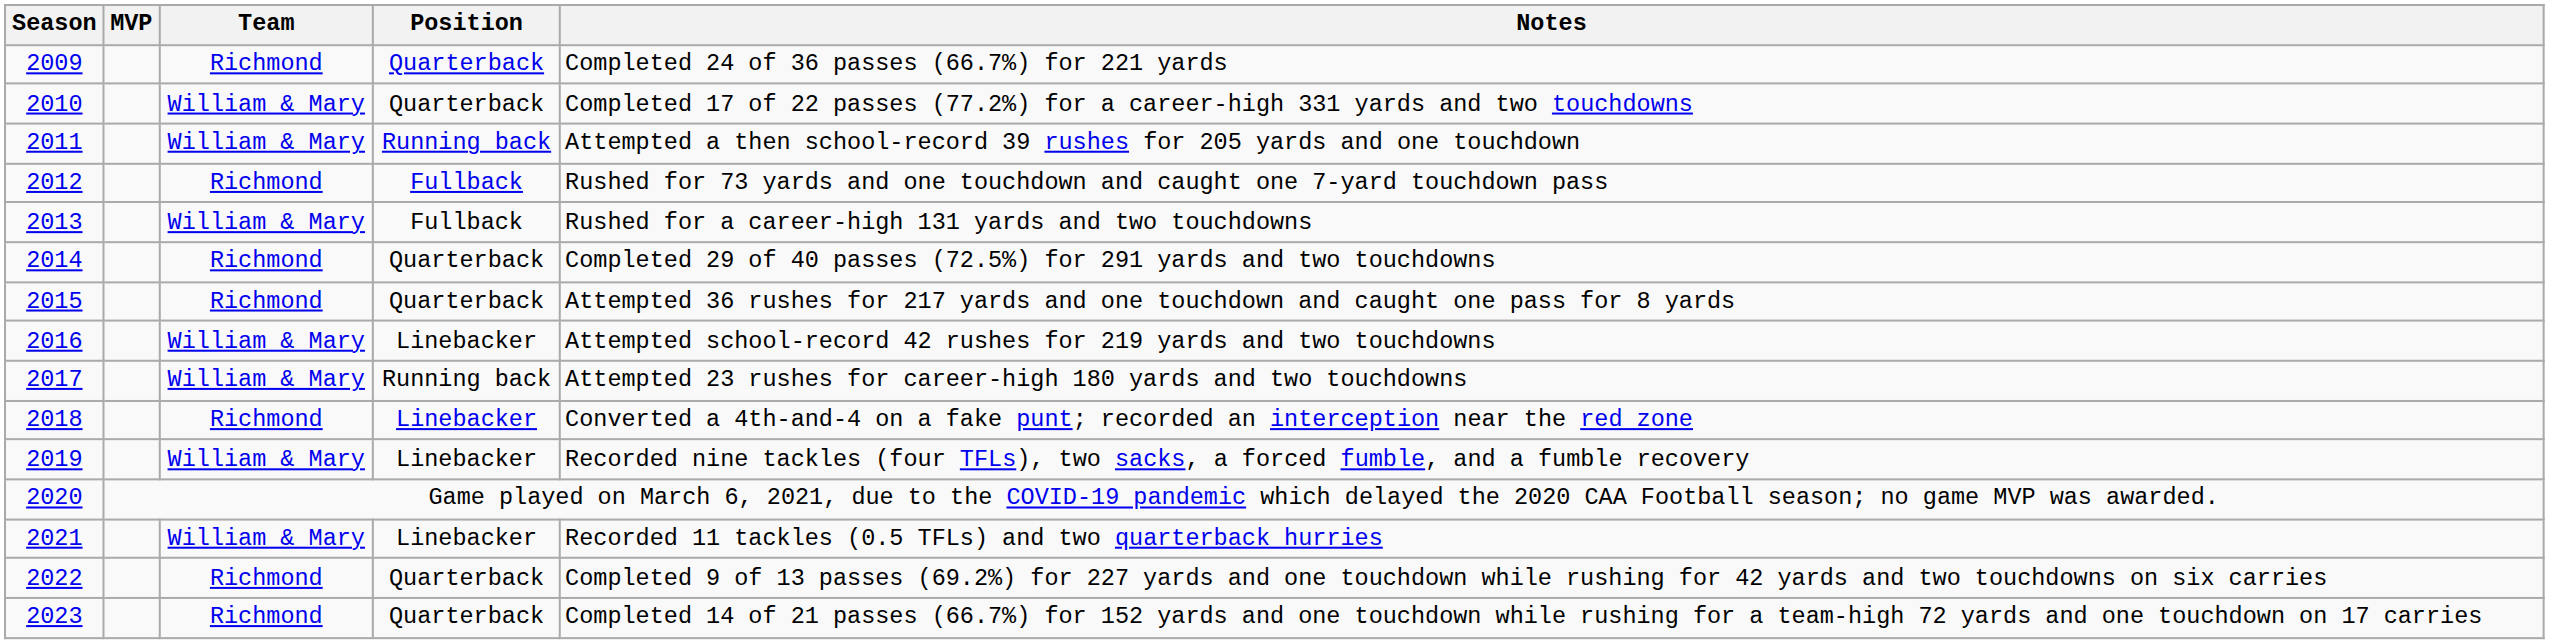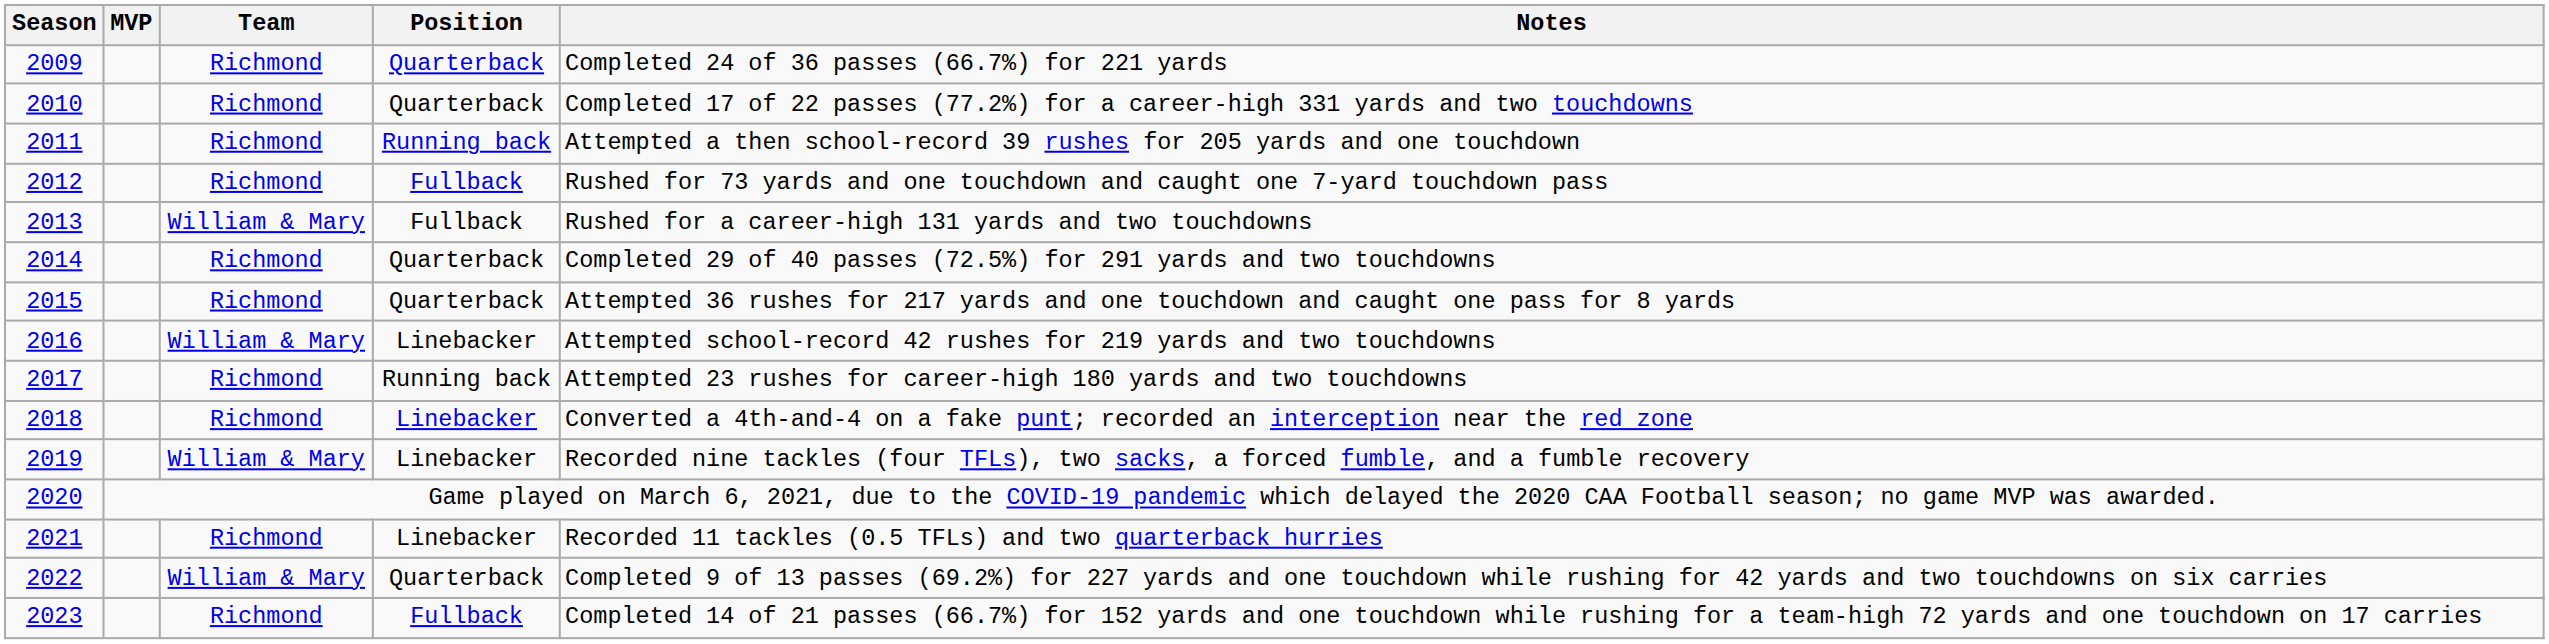(266, 103) William & Mary -> (266, 103) Richmond
(266, 143) William & Mary -> (266, 143) Richmond
(266, 380) William & Mary -> (266, 380) Richmond
(266, 538) William & Mary -> (266, 538) Richmond
(266, 578) Richmond -> (266, 578) William & Mary
(467, 617) Quarterback -> (467, 617) Fullback
